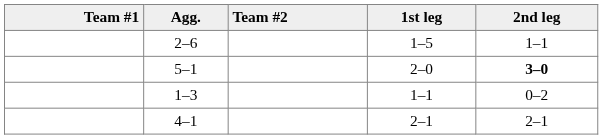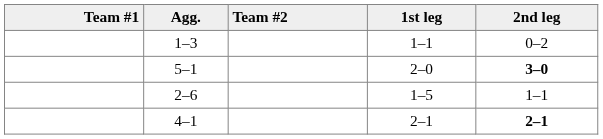rows swapped: (186, 43) <-> (186, 95)
(537, 121) normal -> (537, 121) bold
